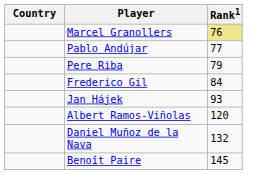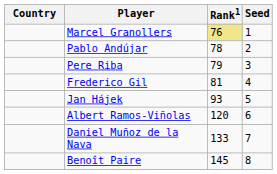+ column: (257, 14)
(216, 49) 77 -> (216, 49) 78
(216, 82) 84 -> (216, 82) 81
(219, 138) 132 -> (219, 138) 133
